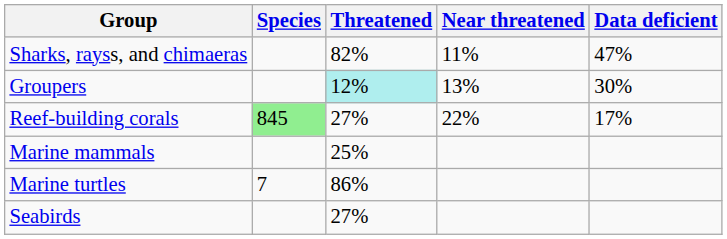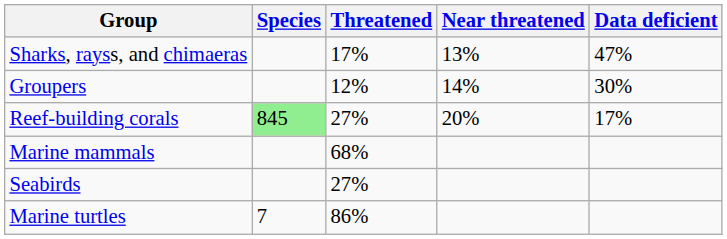(349, 53) 82% -> (349, 53) 17%
(460, 53) 11% -> (461, 53) 13%
(349, 86) paleturquoise background -> (349, 86) no background
(461, 86) 13% -> (461, 86) 14%
(461, 119) 22% -> (461, 119) 20%
(349, 151) 25% -> (349, 151) 68%
rows swapped: (45, 217) <-> (68, 184)
